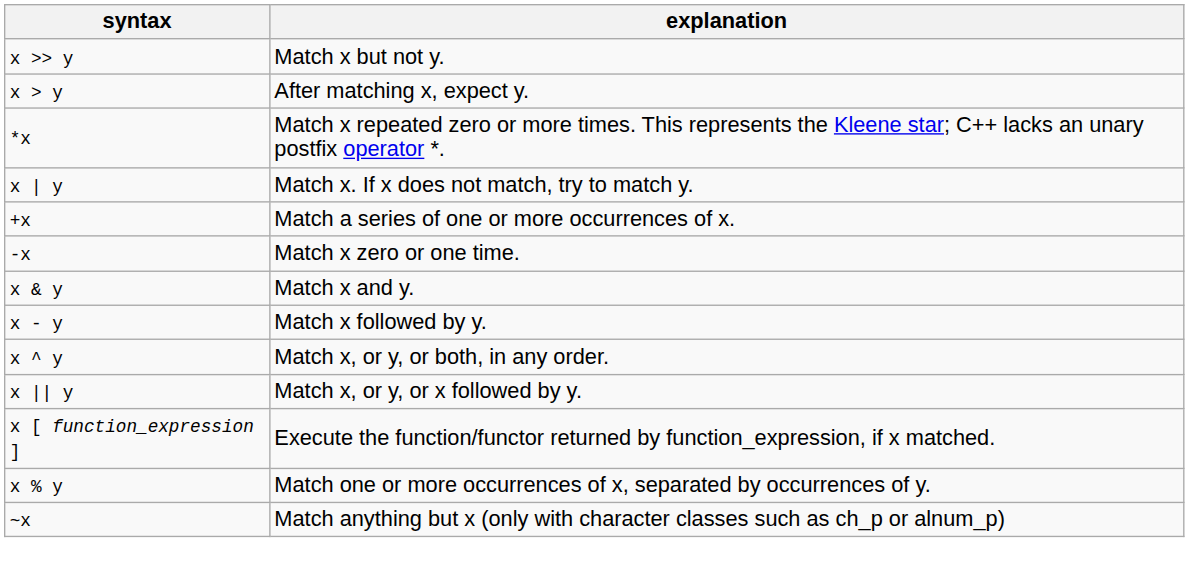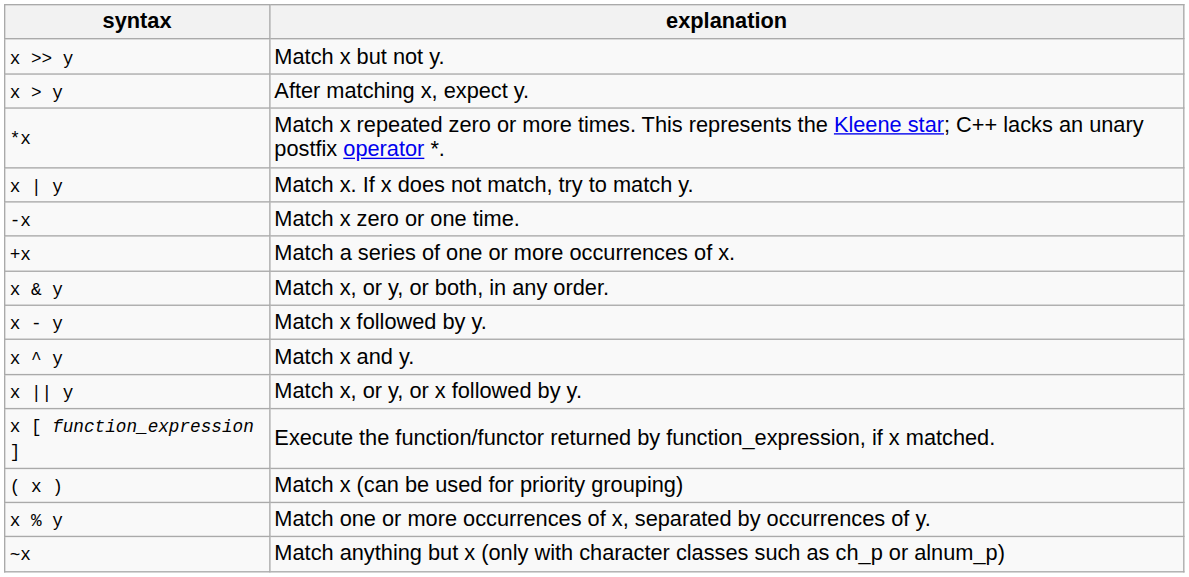rows swapped: (20, 221) <-> (20, 256)
(344, 287) Match x and y. -> (442, 287) Match x, or y, or both, in any order.
(442, 356) Match x, or y, or both, in any order. -> (344, 356) Match x and y.
+ row: (36, 487)
